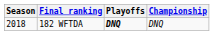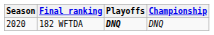(16, 24) 2018 -> (16, 24) 2020
